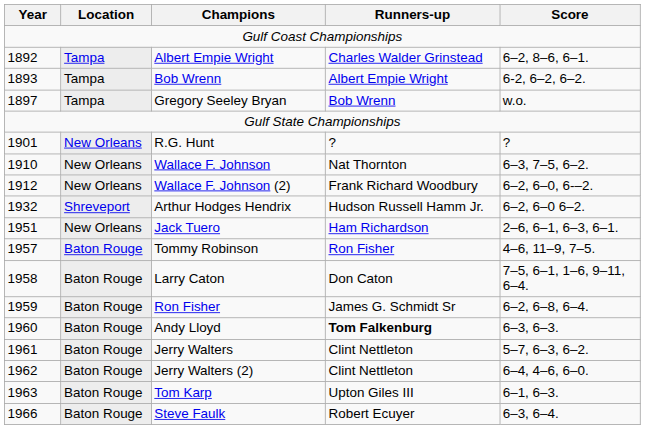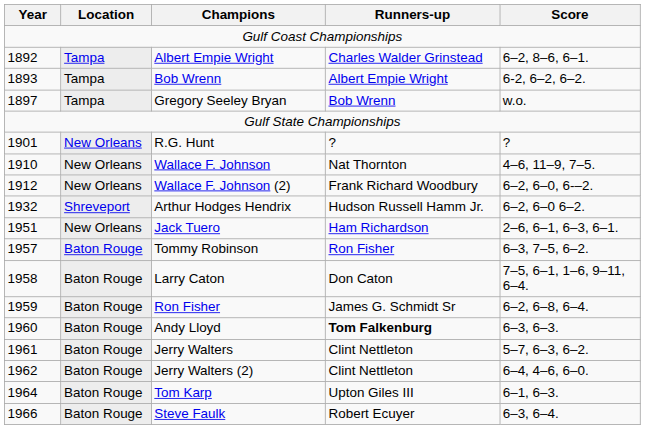(546, 164) 6–3, 7–5, 6–2. -> (549, 164) 4–6, 11–9, 7–5.
(549, 249) 4–6, 11–9, 7–5. -> (546, 249) 6–3, 7–5, 6–2.
(22, 392) 1963 -> (22, 392) 1964
